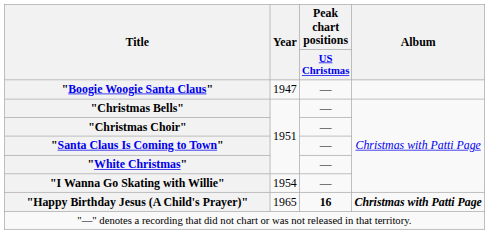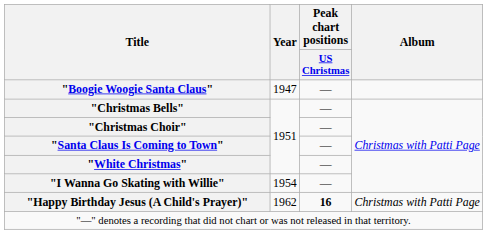(285, 202) 1965 -> (285, 202) 1962
(418, 202) bold -> (417, 202) normal
